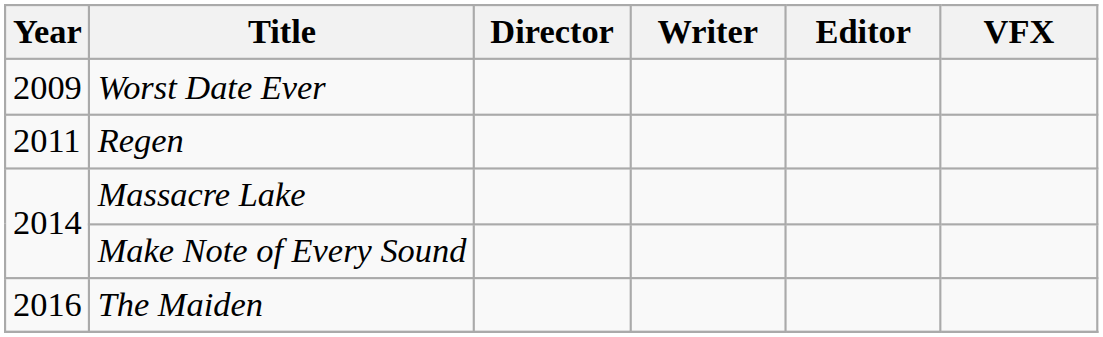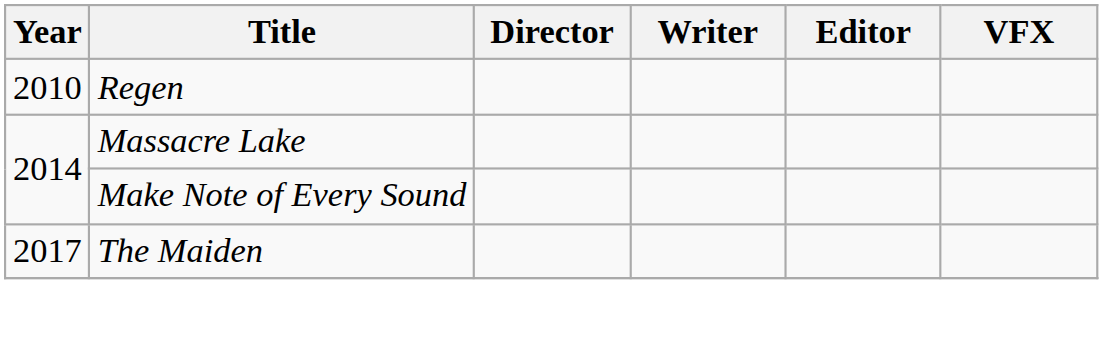- row: (212, 86)
(47, 140) 2011 -> (47, 86) 2010
(47, 304) 2016 -> (47, 250) 2017
